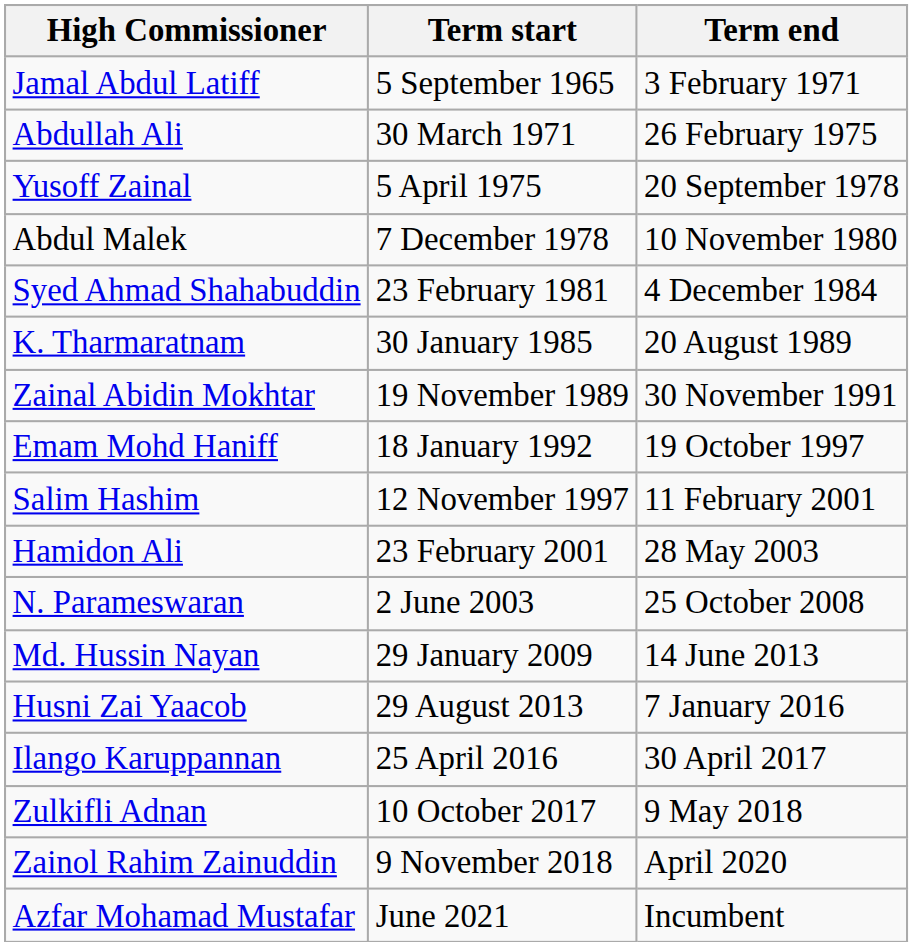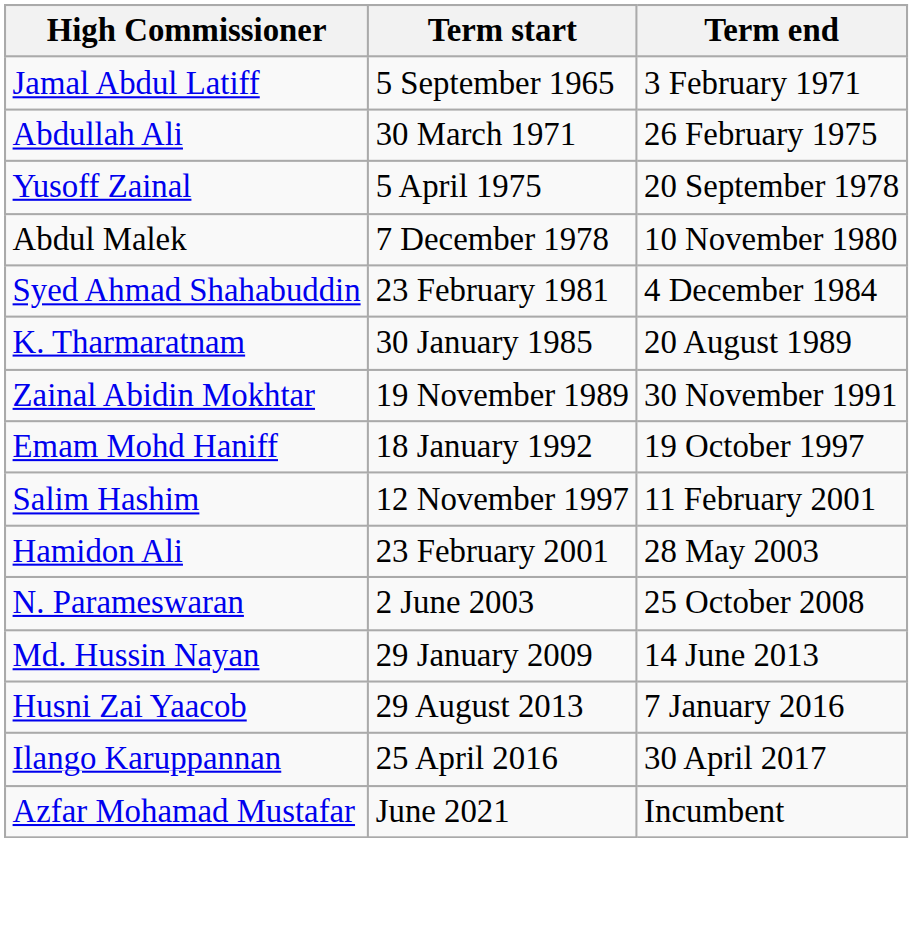- row: (110, 810)
- row: (175, 862)
